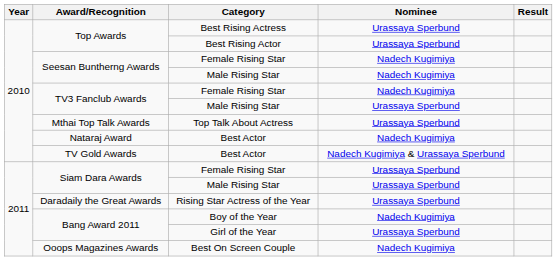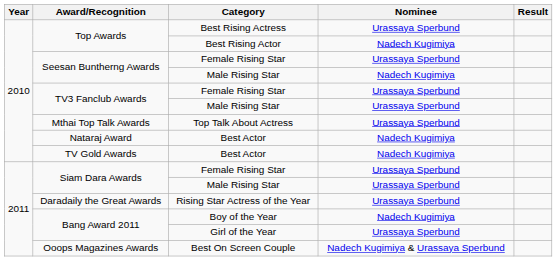(416, 43) Urassaya Sperbund -> (416, 43) Nadech Kugimiya
(416, 59) Nadech Kugimiya -> (416, 59) Urassaya Sperbund
(416, 91) Nadech Kugimiya -> (416, 91) Urassaya Sperbund
(416, 153) Nadech Kugimiya & Urassaya Sperbund -> (416, 153) Nadech Kugimiya
(416, 248) Nadech Kugimiya -> (416, 248) Nadech Kugimiya & Urassaya Sperbund
